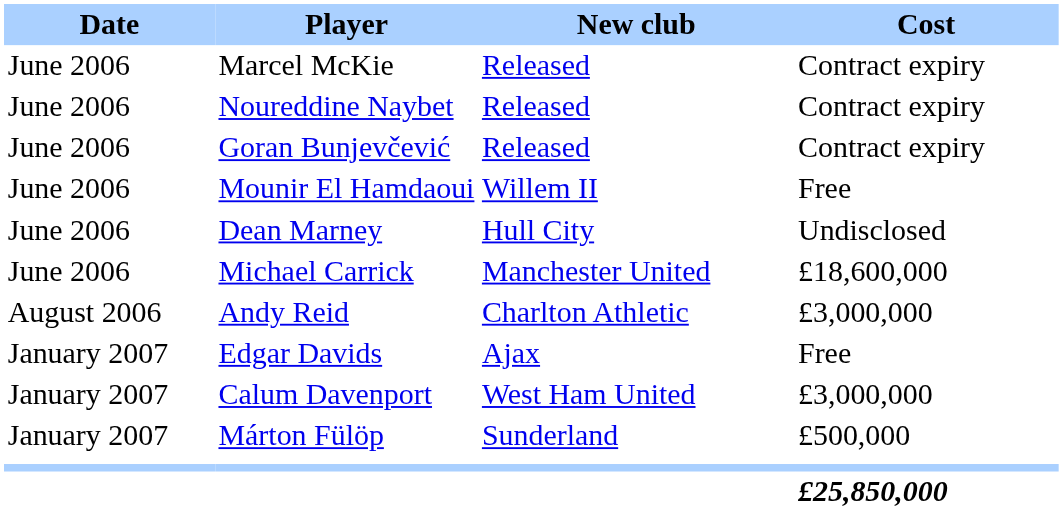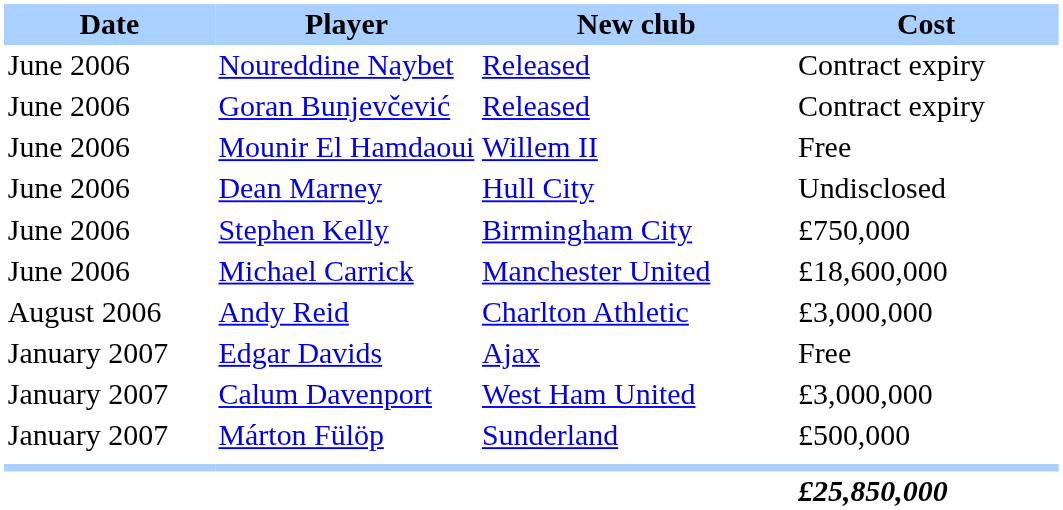- row: (306, 65)
+ row: (304, 229)
